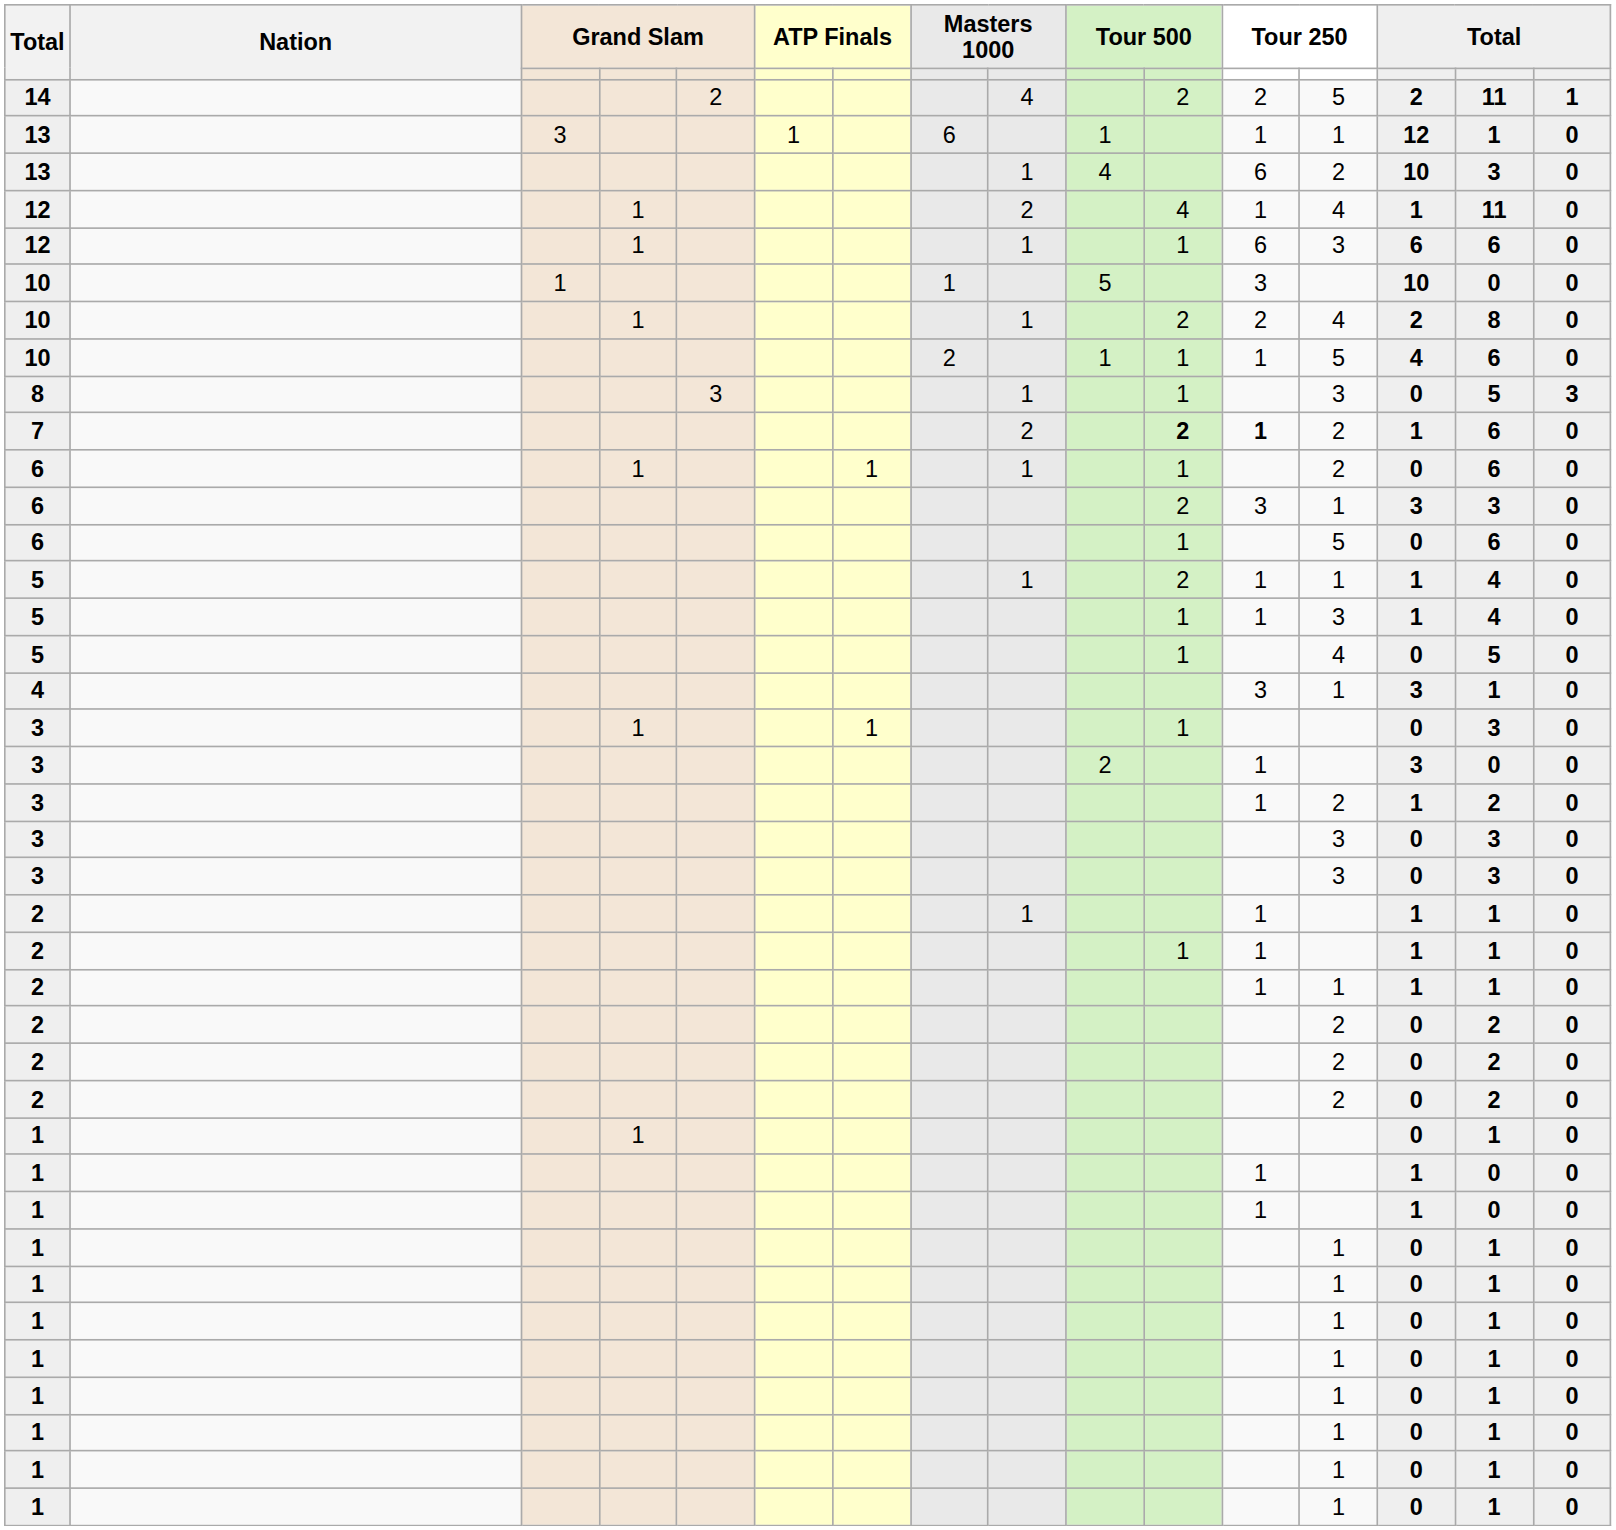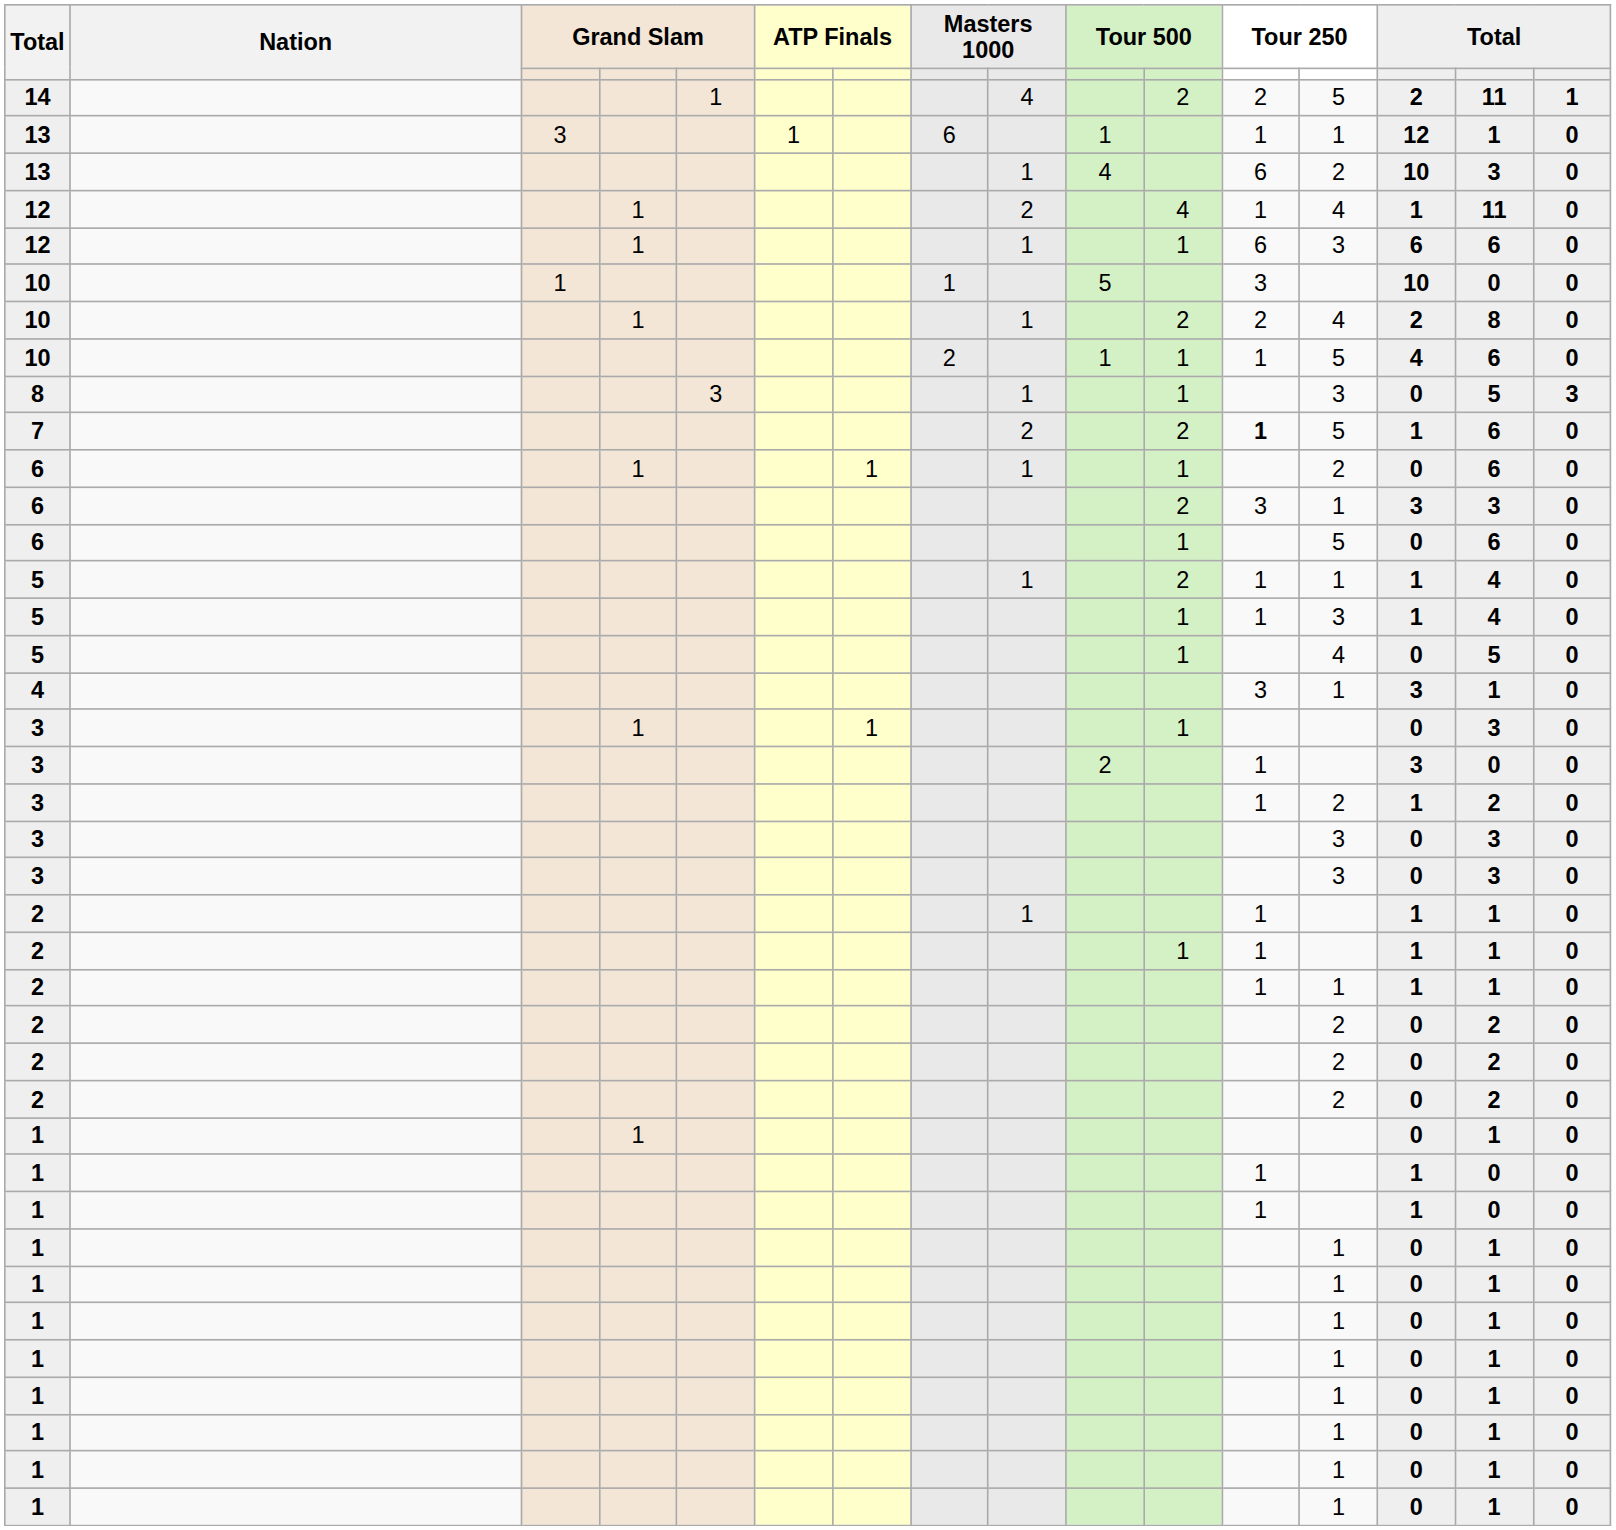(716, 98) 2 -> (716, 98) 1
(1183, 432) bold -> (1183, 432) normal
(1338, 432) 2 -> (1338, 432) 5
